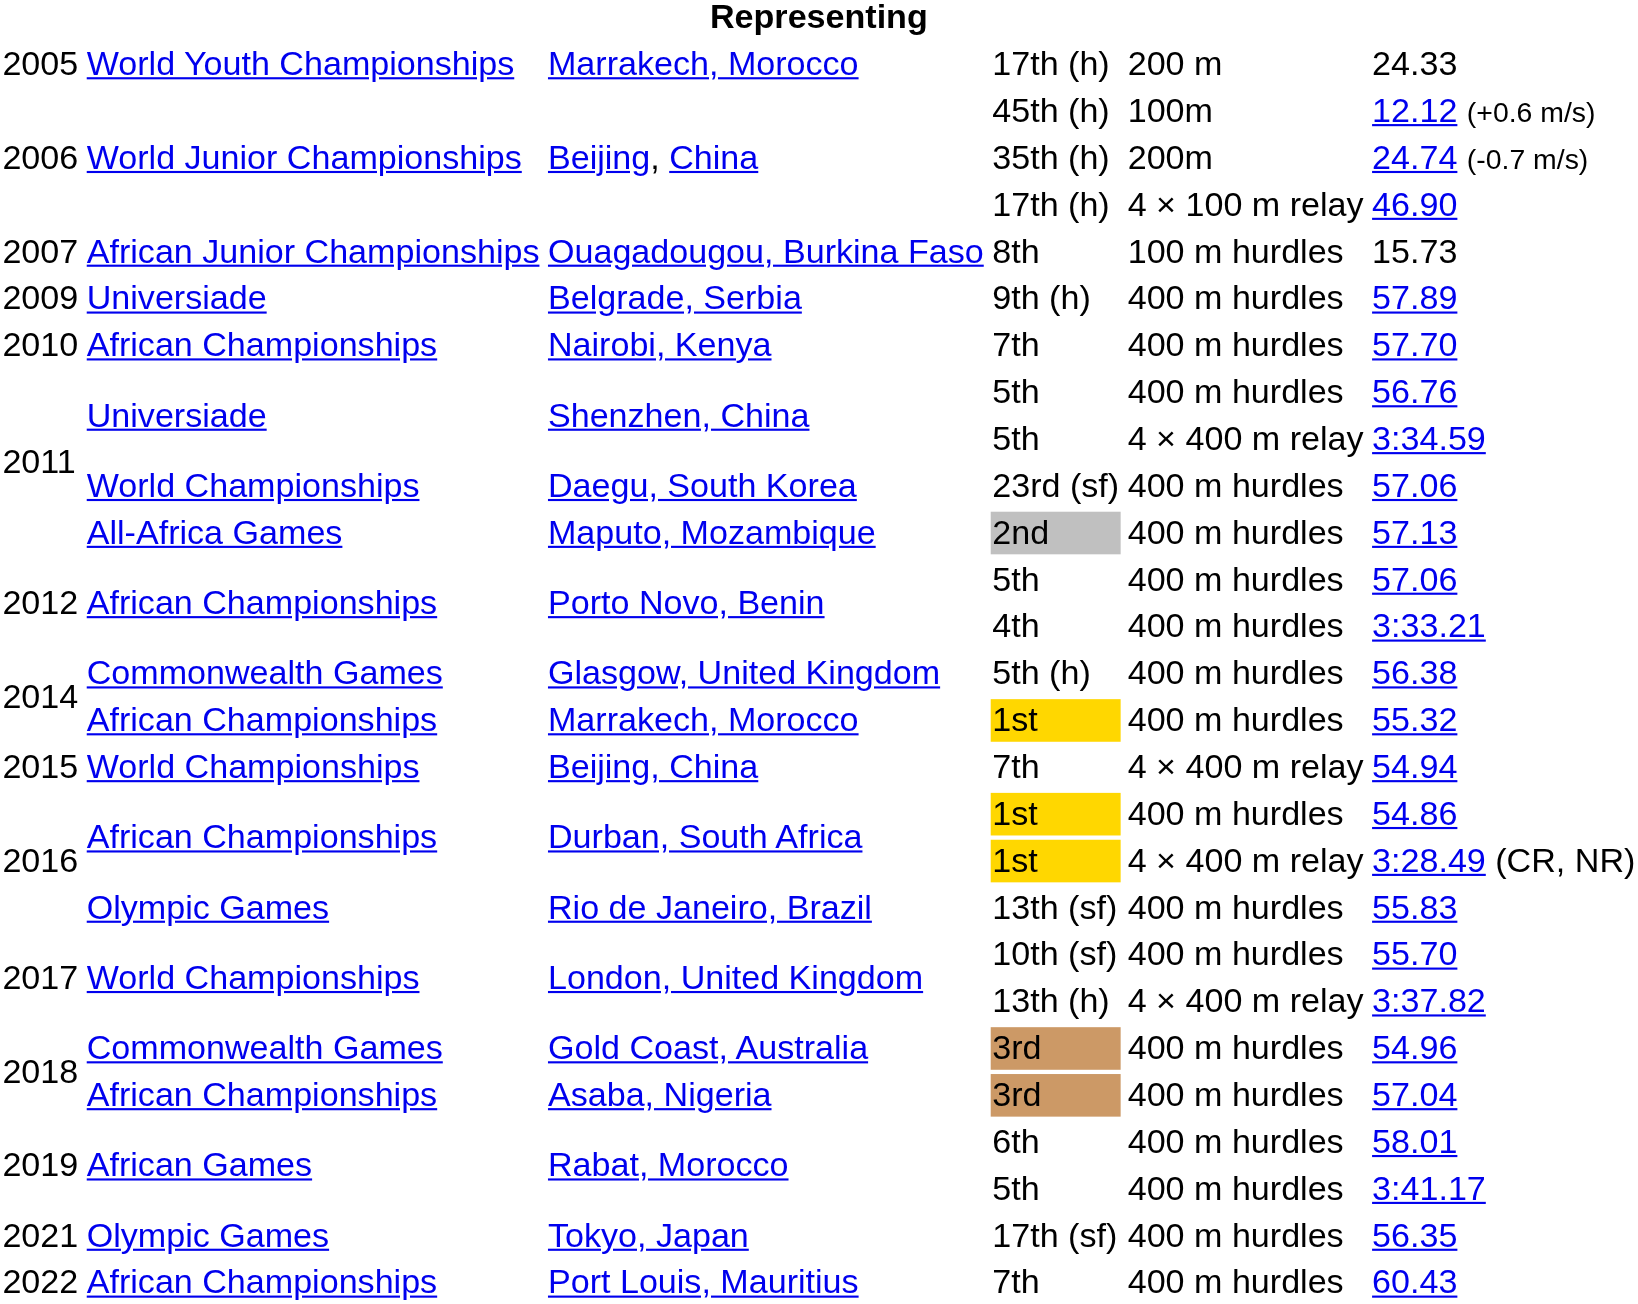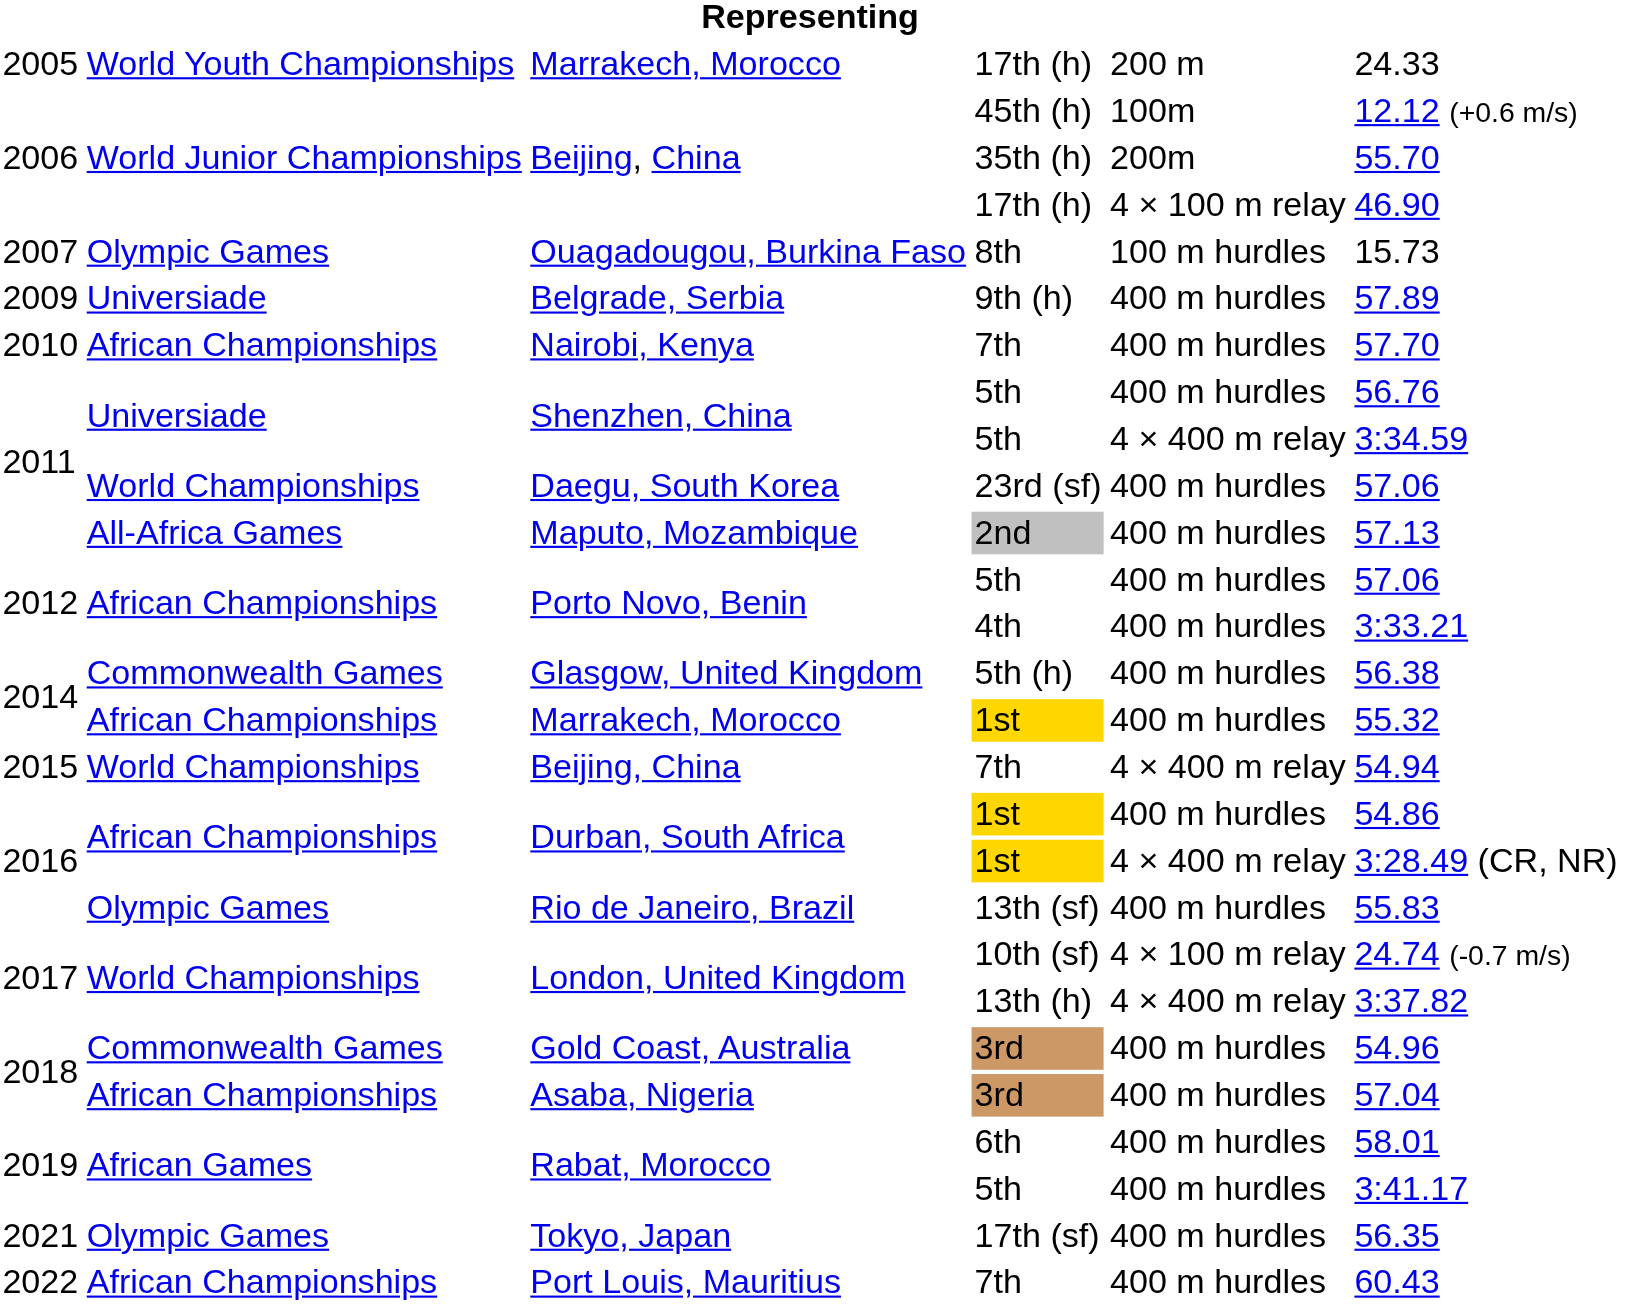(1480, 157) 24.74 (-0.7 m/s) -> (1397, 157) 55.70
(313, 251) African Junior Championships -> (208, 251) Olympic Games
(1236, 954) 400 m hurdles -> (1228, 954) 4 × 100 m relay
(1415, 954) 55.70 -> (1463, 954) 24.74 (-0.7 m/s)
